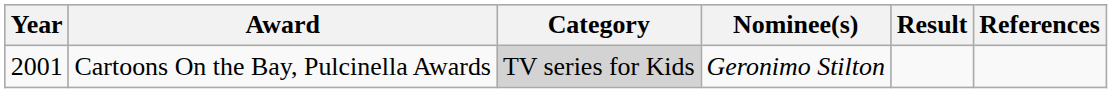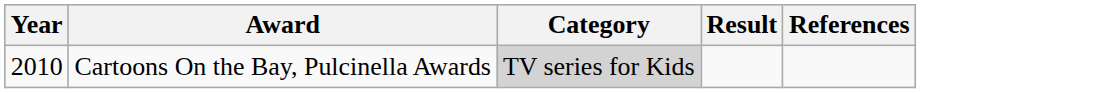- column: (796, 25)
(37, 66) 2001 -> (37, 66) 2010
